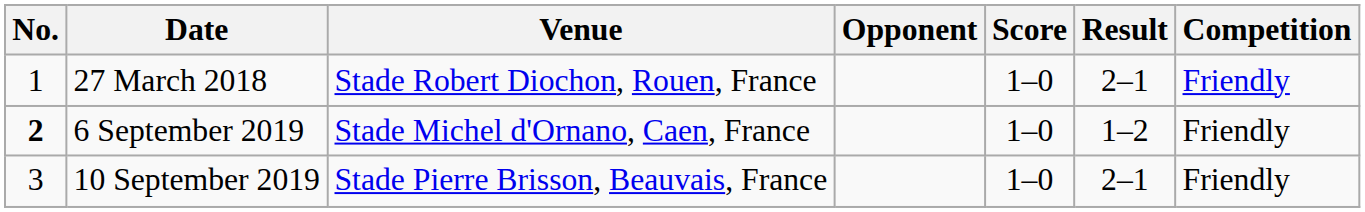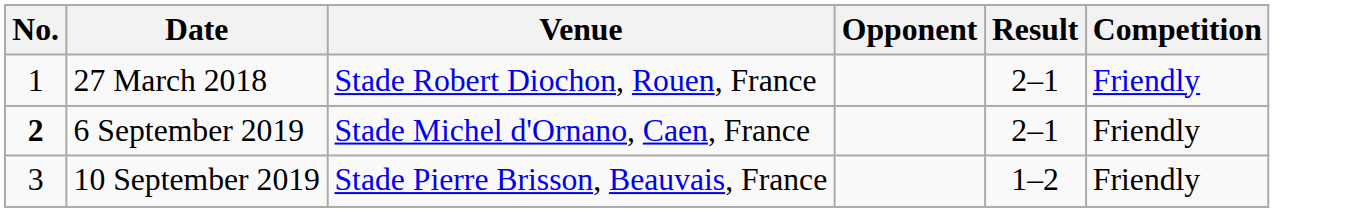- column: (1030, 29)
(1125, 130) 1–2 -> (1035, 130) 2–1
(1125, 180) 2–1 -> (1035, 180) 1–2
